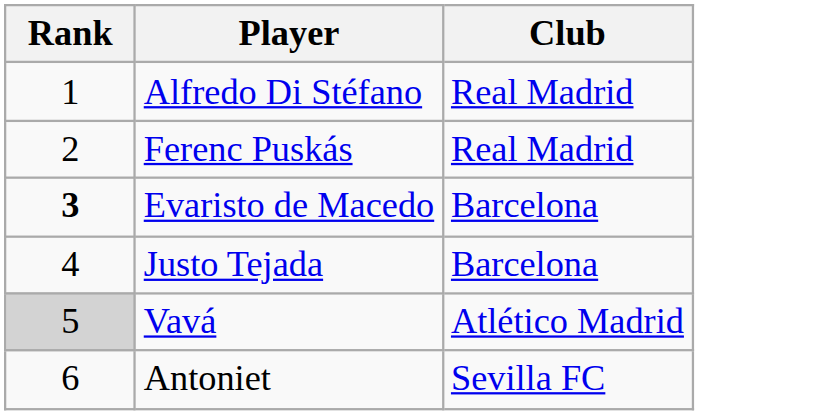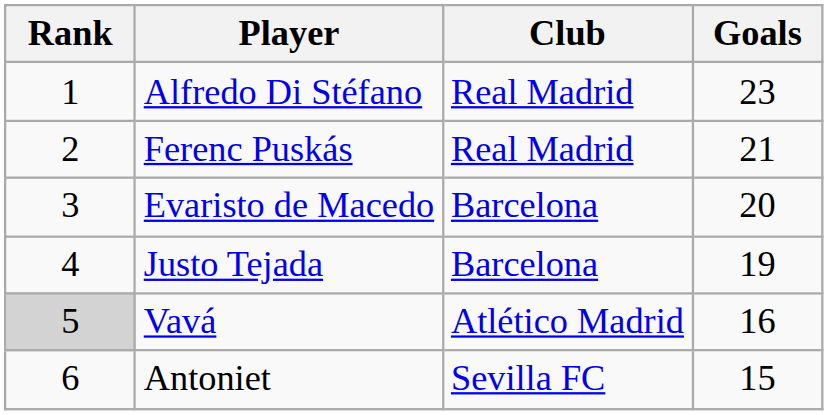+ column: (757, 33)
(70, 206) bold -> (70, 206) normal
